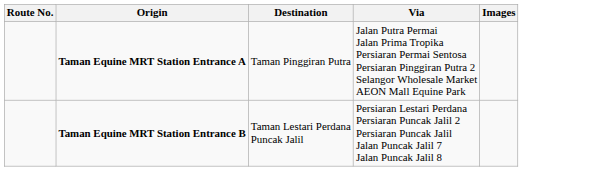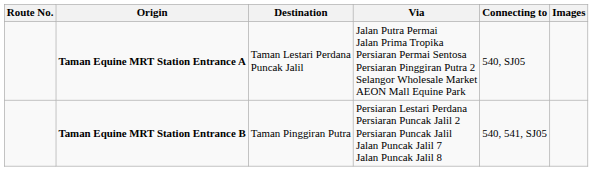+ column: (515, 13)
(301, 60) Taman Pinggiran Putra -> (301, 60) Taman Lestari Perdana Puncak Jalil
(301, 133) Taman Lestari Perdana Puncak Jalil -> (301, 133) Taman Pinggiran Putra
